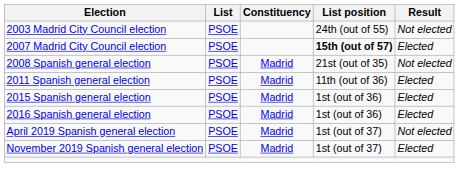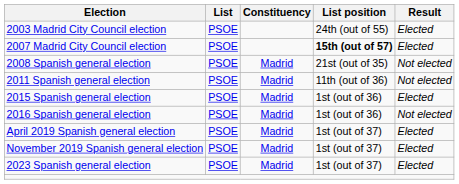(425, 30) Not elected -> (415, 30) Elected
(415, 81) Elected -> (425, 81) Not elected
(415, 115) Elected -> (425, 115) Not elected
(425, 132) Not elected -> (415, 132) Elected
+ row: (79, 166)
